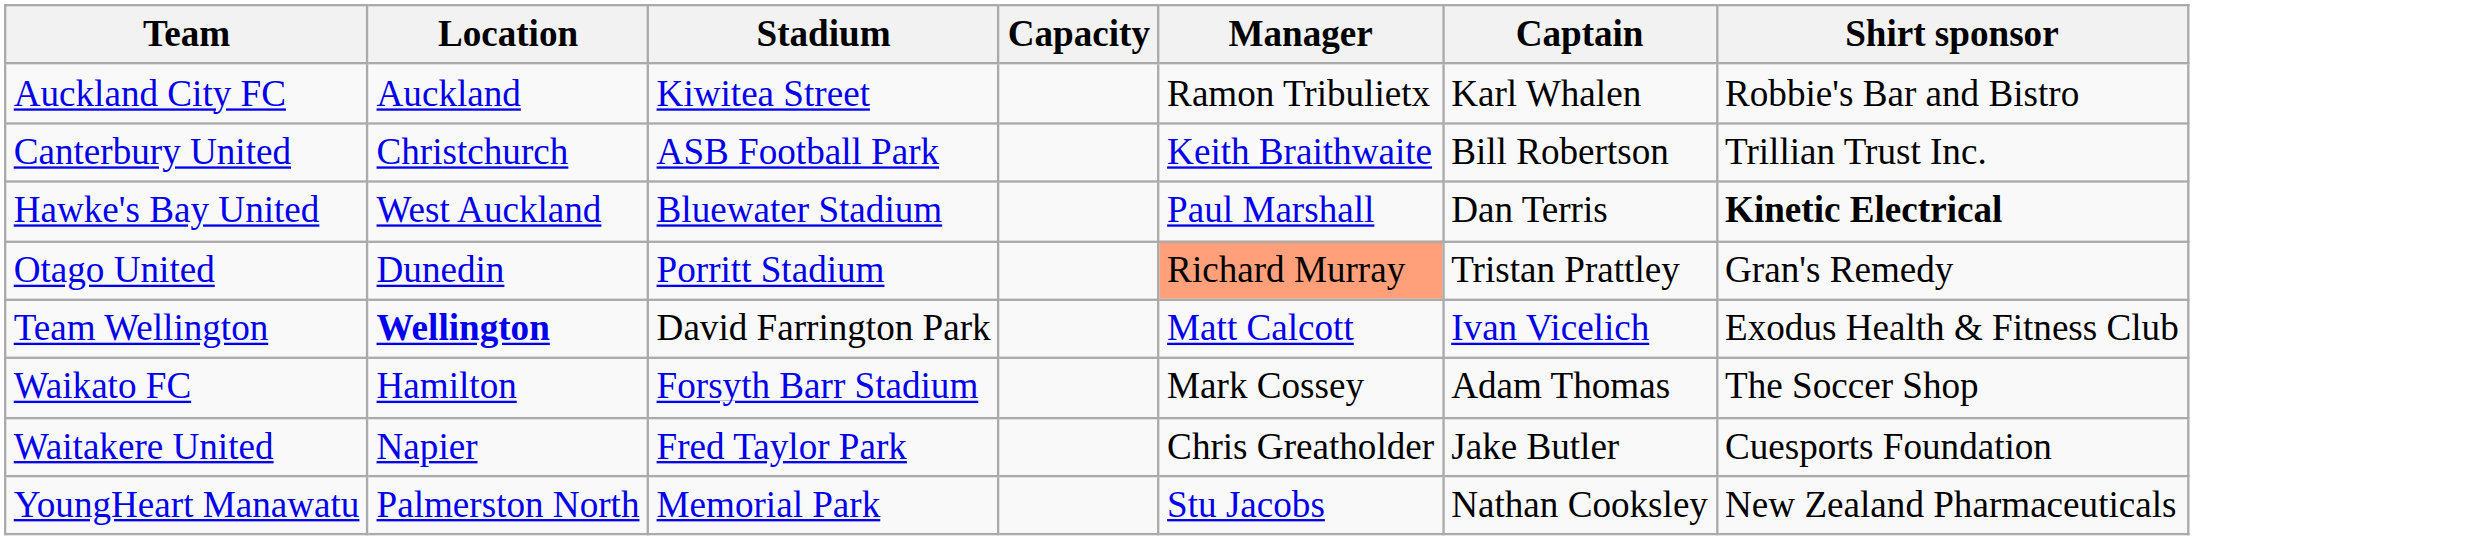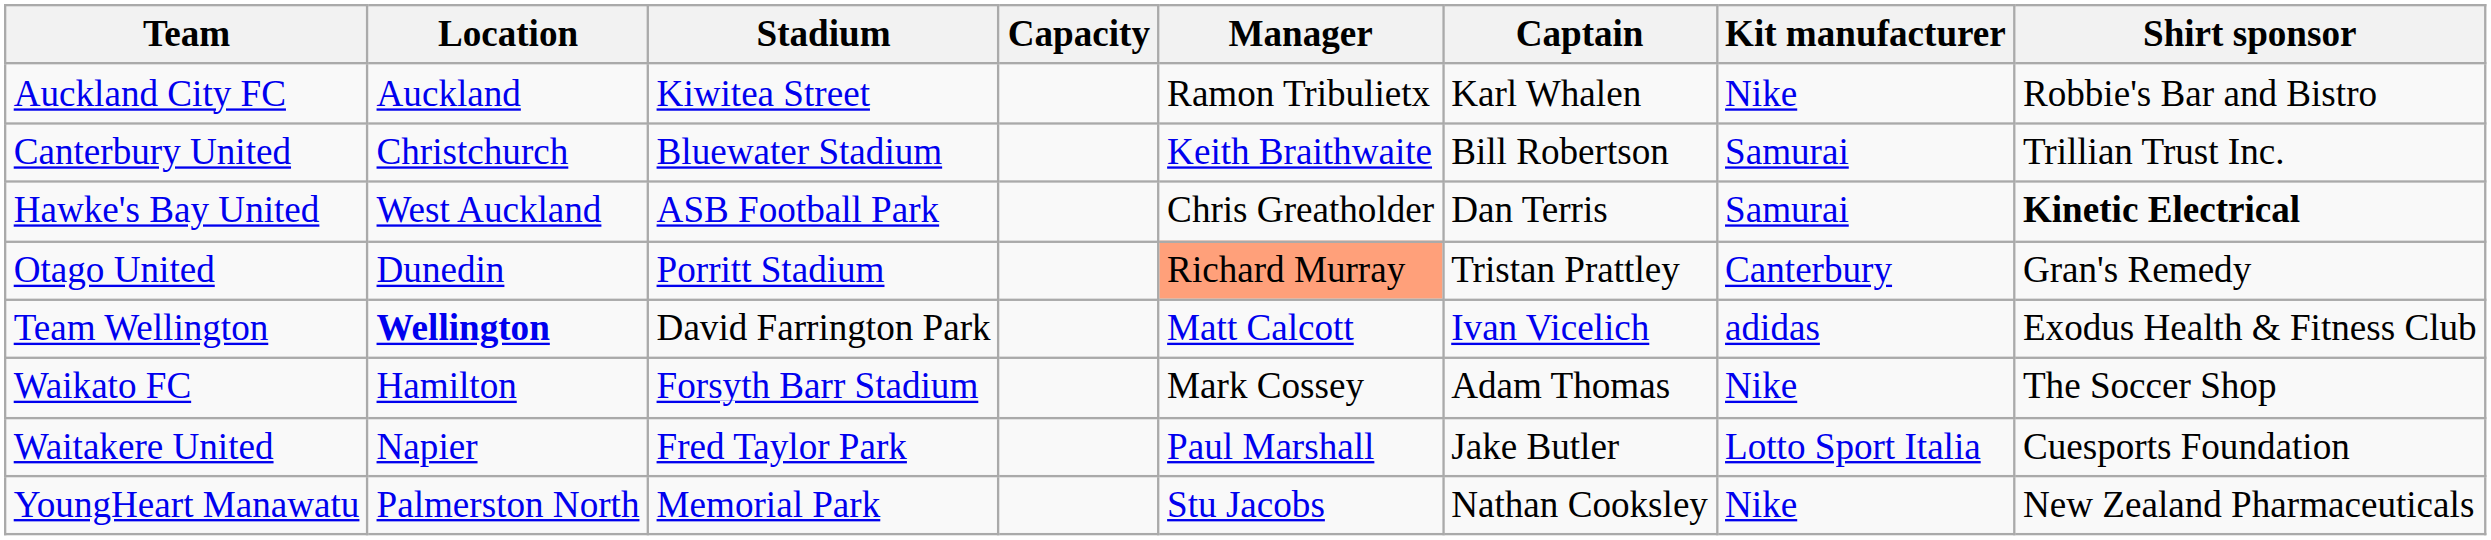+ column: (1865, 33)
(798, 151) ASB Football Park -> (799, 151) Bluewater Stadium
(799, 210) Bluewater Stadium -> (798, 210) ASB Football Park
(1271, 210) Paul Marshall -> (1301, 210) Chris Greatholder
(1301, 446) Chris Greatholder -> (1271, 446) Paul Marshall
